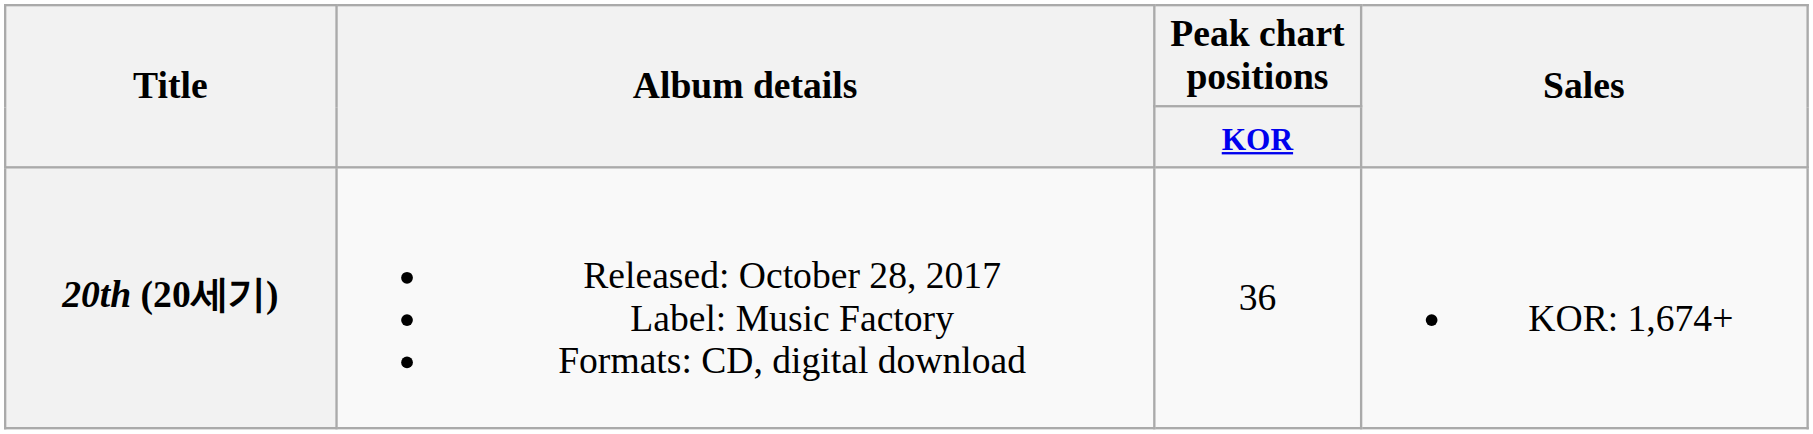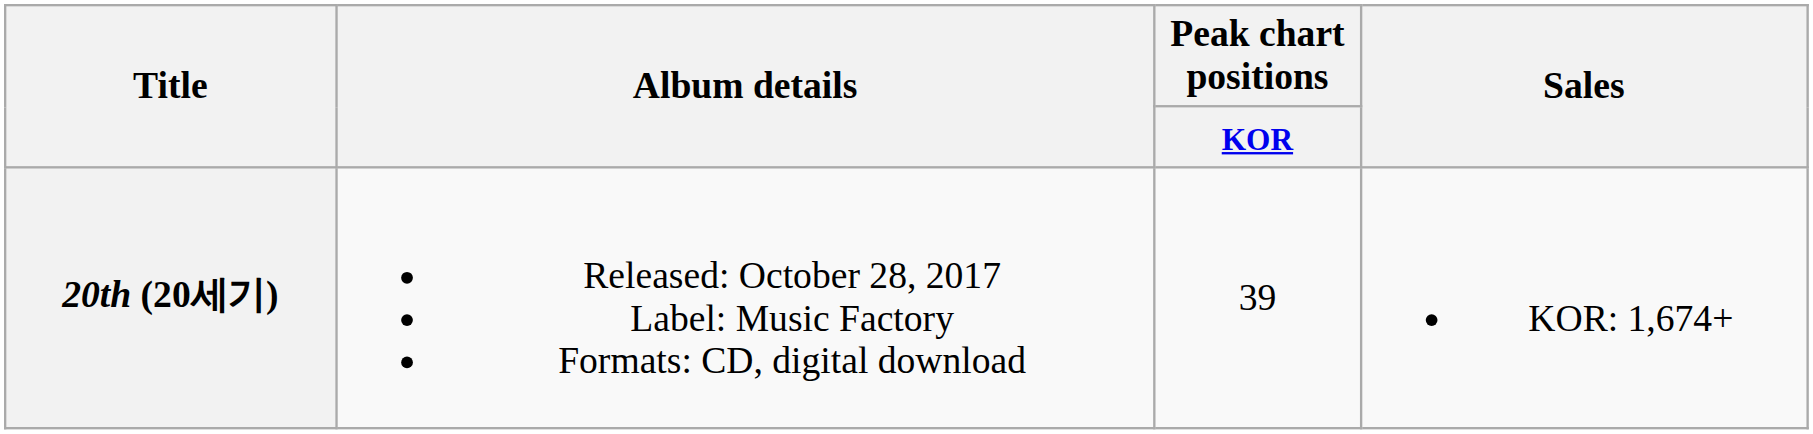(1257, 296) 36 -> (1257, 296) 39
